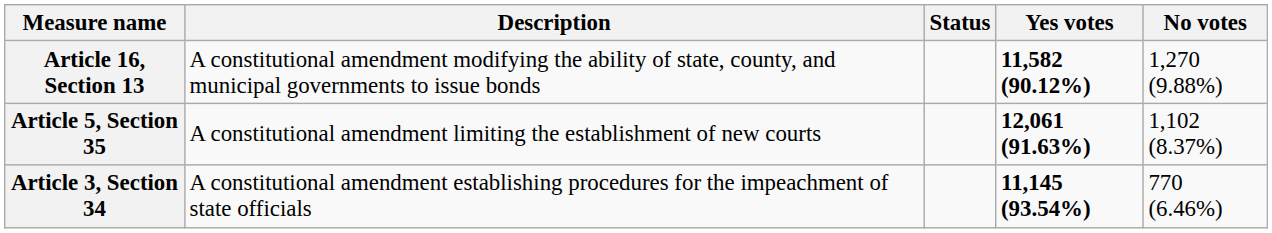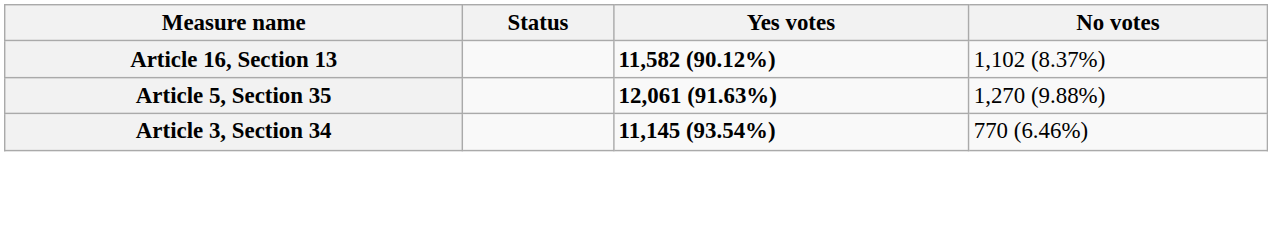- column: (554, 22)
(1186, 71) 1,270 (9.88%) -> (1039, 58) 1,102 (8.37%)
(1186, 133) 1,102 (8.37%) -> (1039, 95) 1,270 (9.88%)
